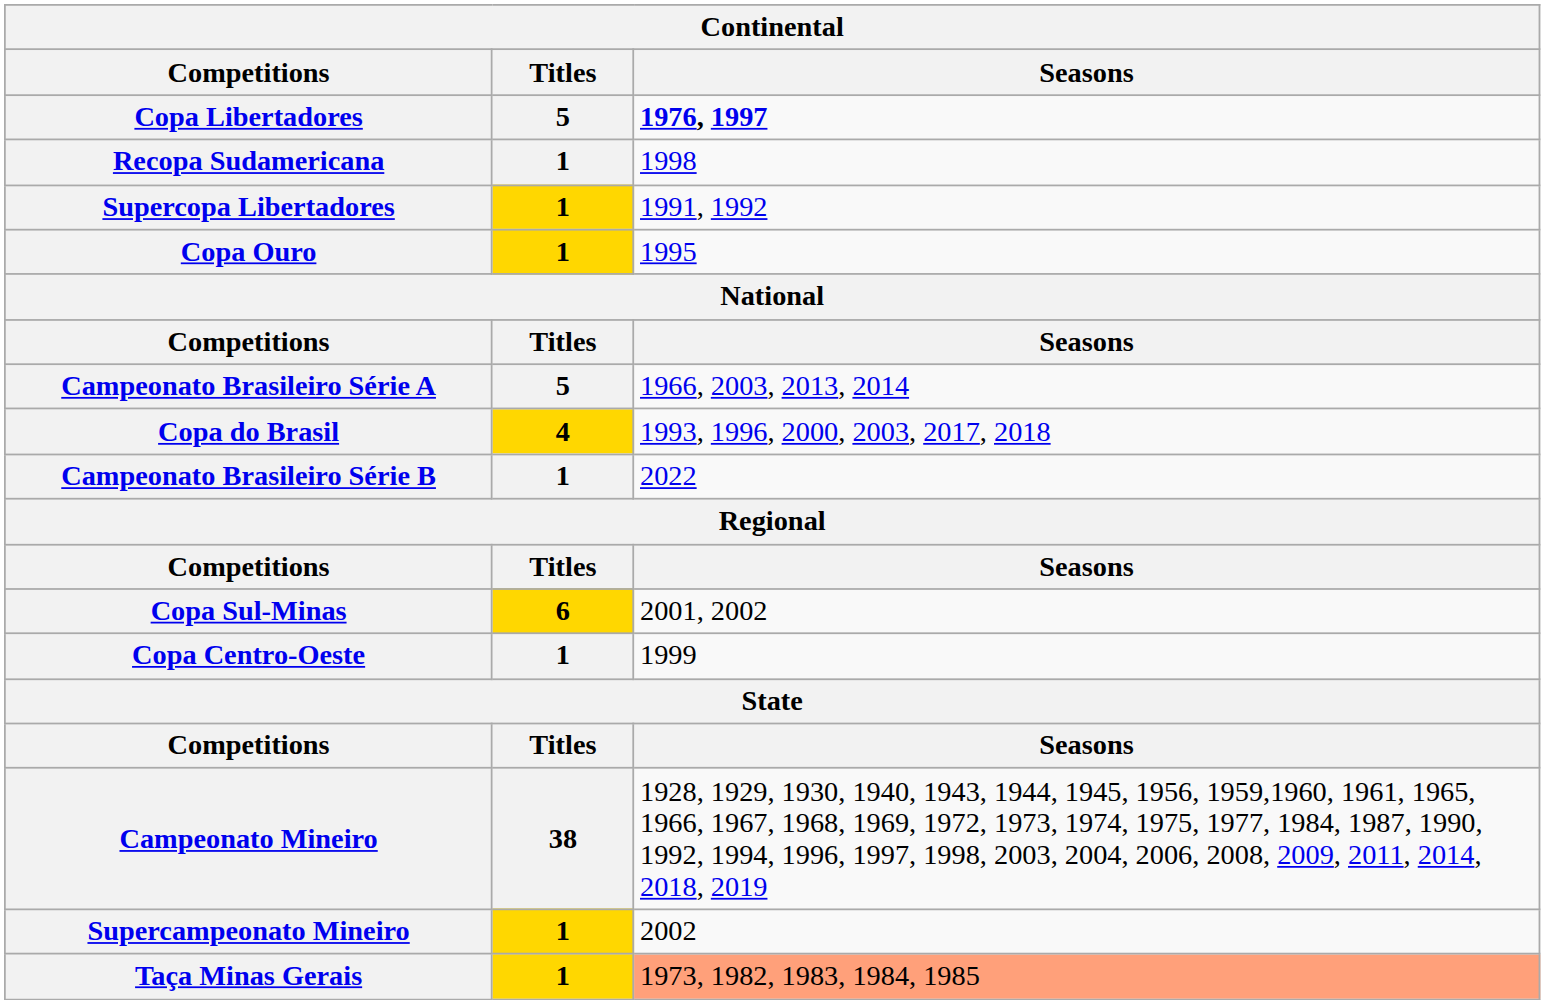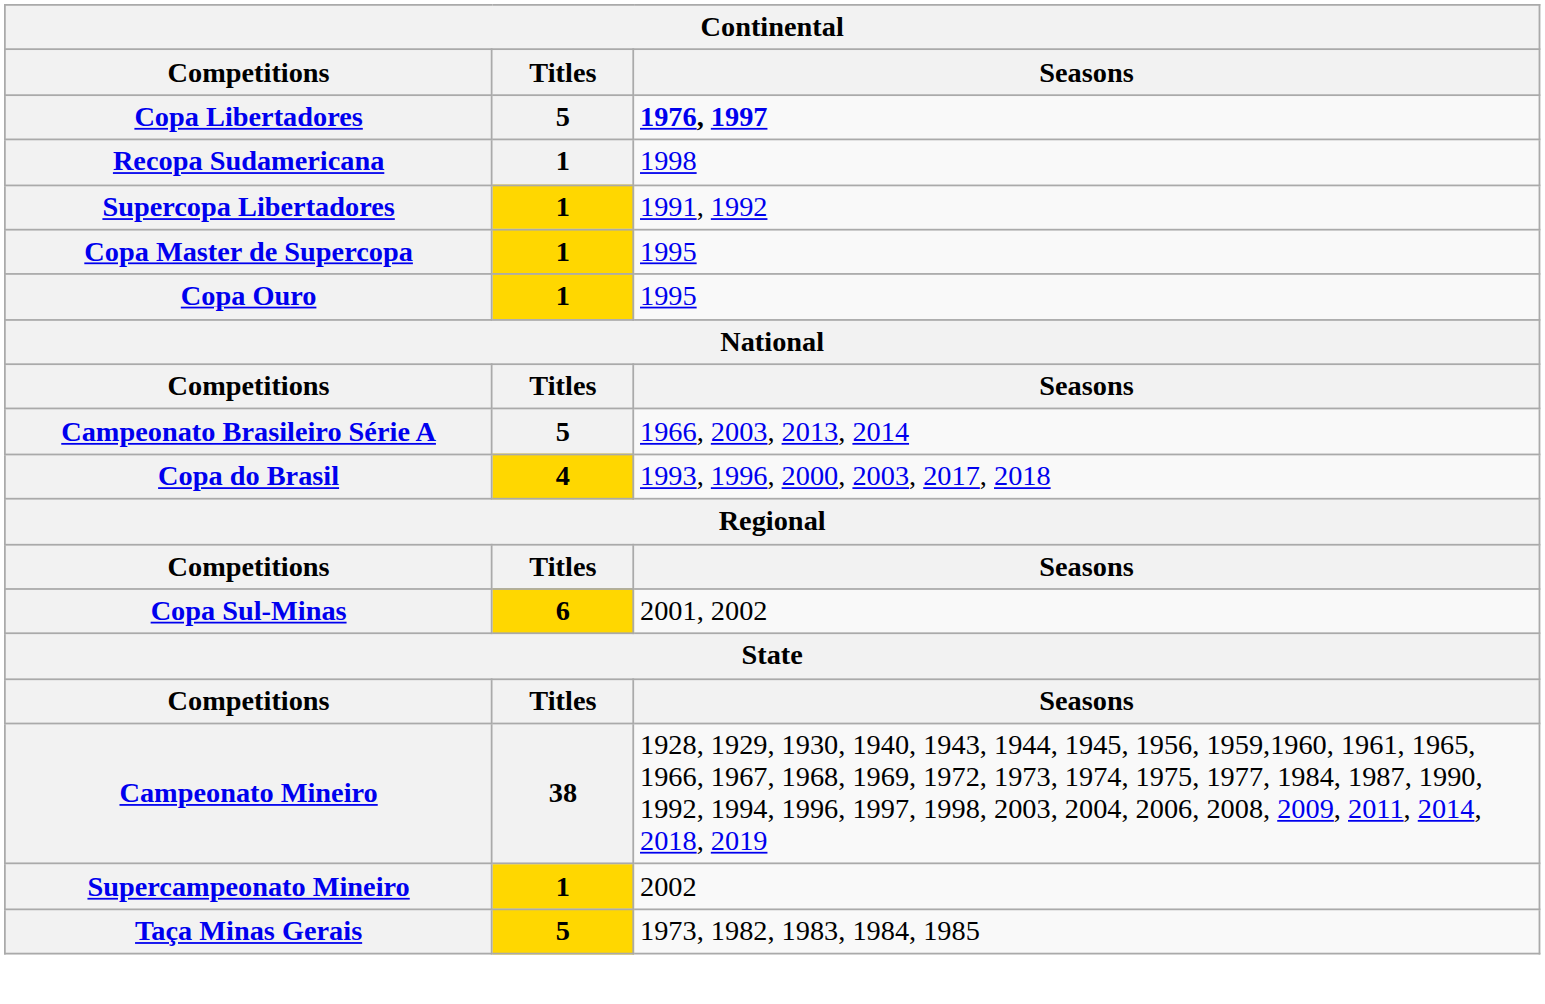+ row: (249, 251)
- row: (249, 476)
- row: (249, 655)
(563, 975) 1 -> (563, 930) 5
(810, 975) lightsalmon background -> (810, 930) no background
